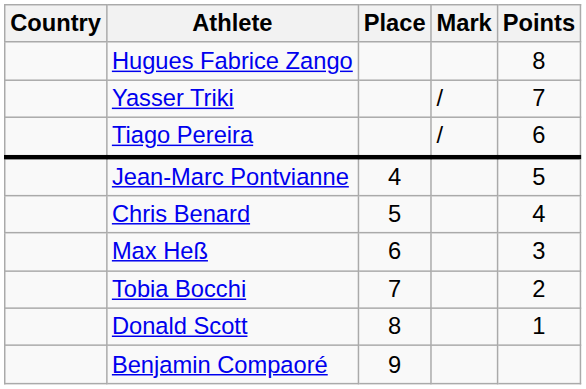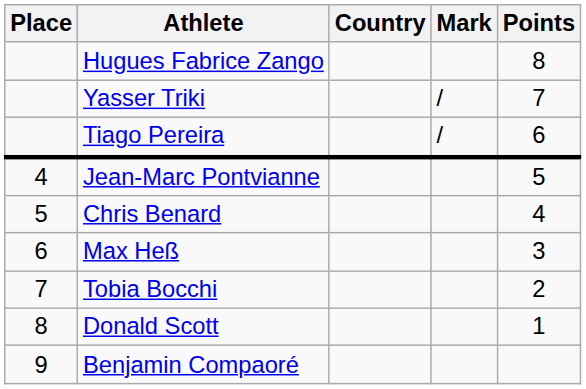columns swapped: (395, 23) <-> (56, 23)
